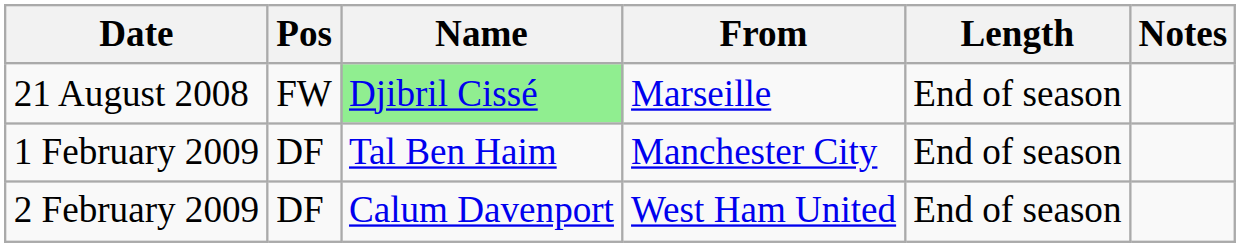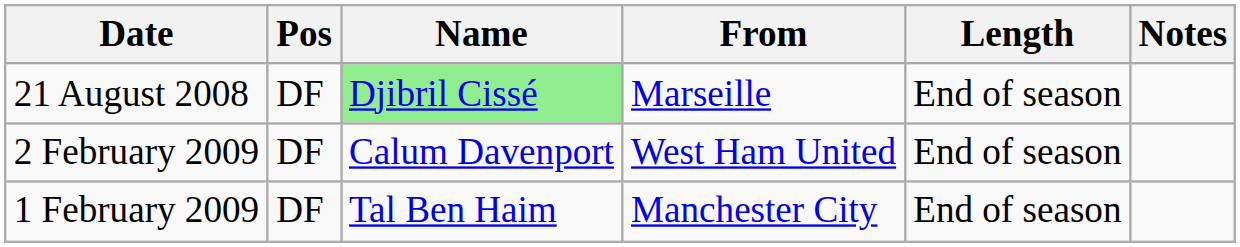(304, 92) FW -> (300, 92) DF
rows swapped: (136, 151) <-> (136, 210)
